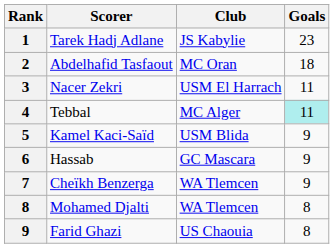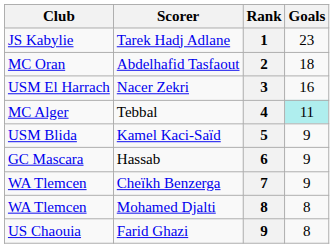columns swapped: (25, 16) <-> (231, 16)
(307, 87) 11 -> (307, 87) 16
